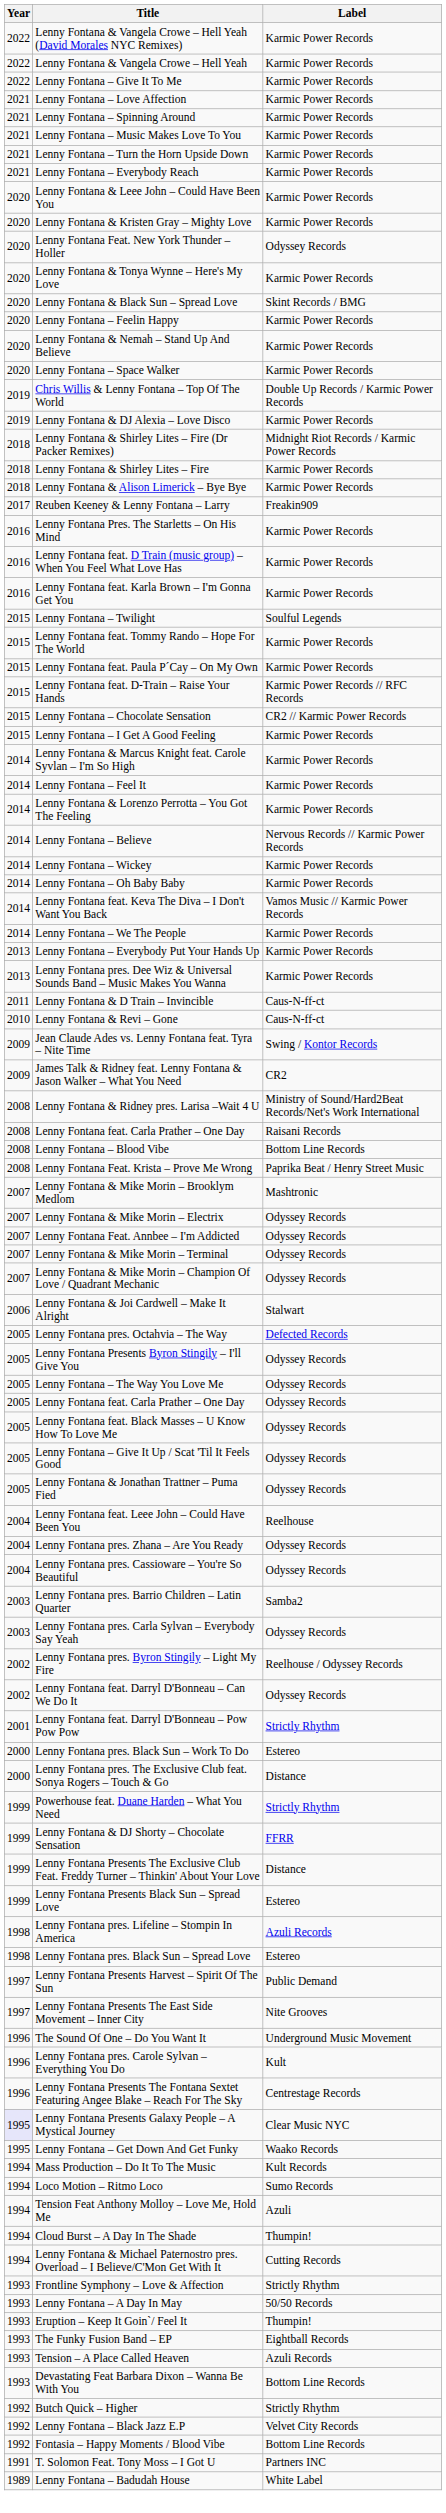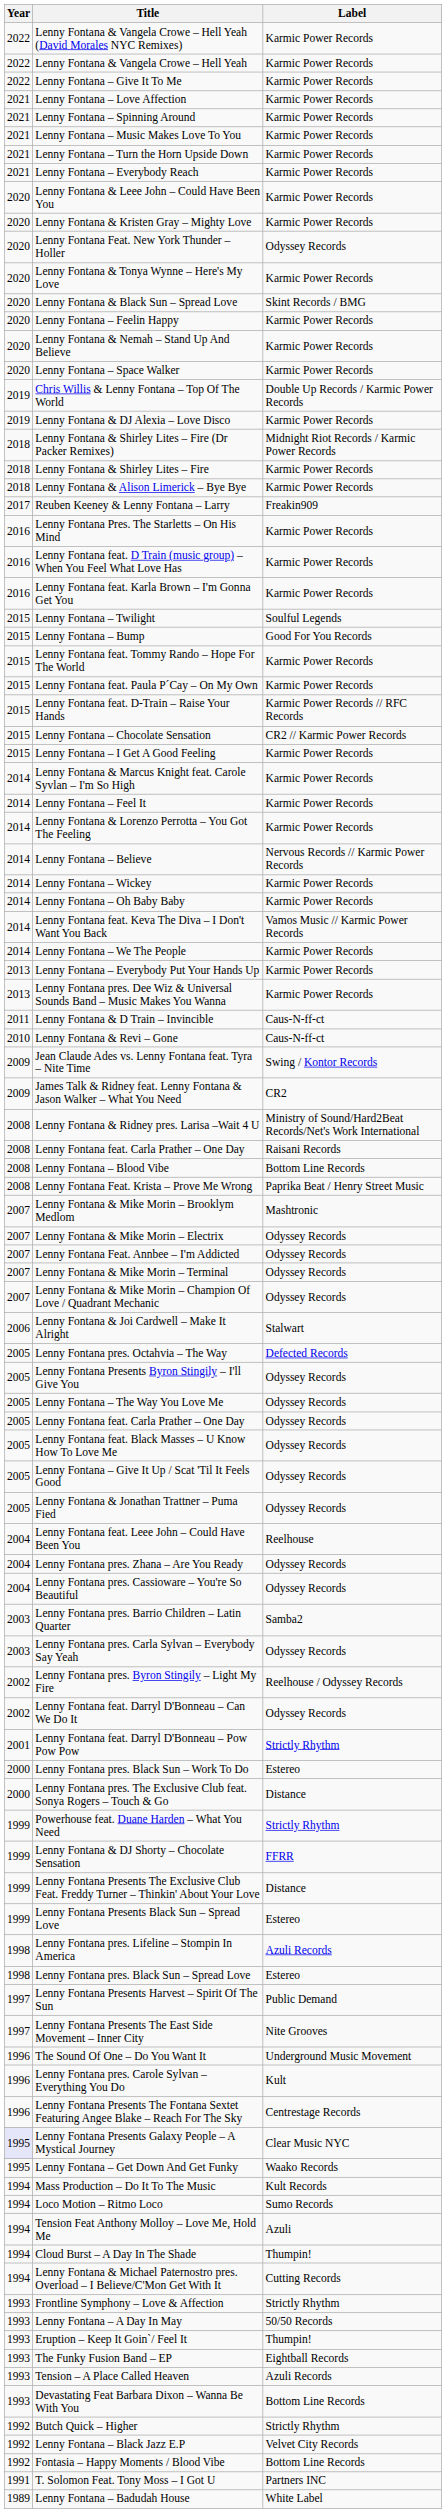+ row: (90, 636)
